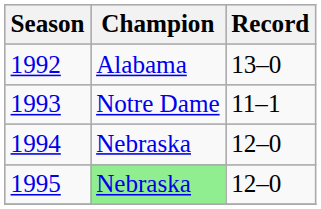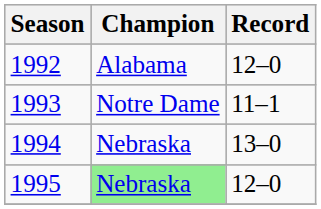(256, 64) 13–0 -> (256, 64) 12–0
(256, 143) 12–0 -> (256, 143) 13–0
